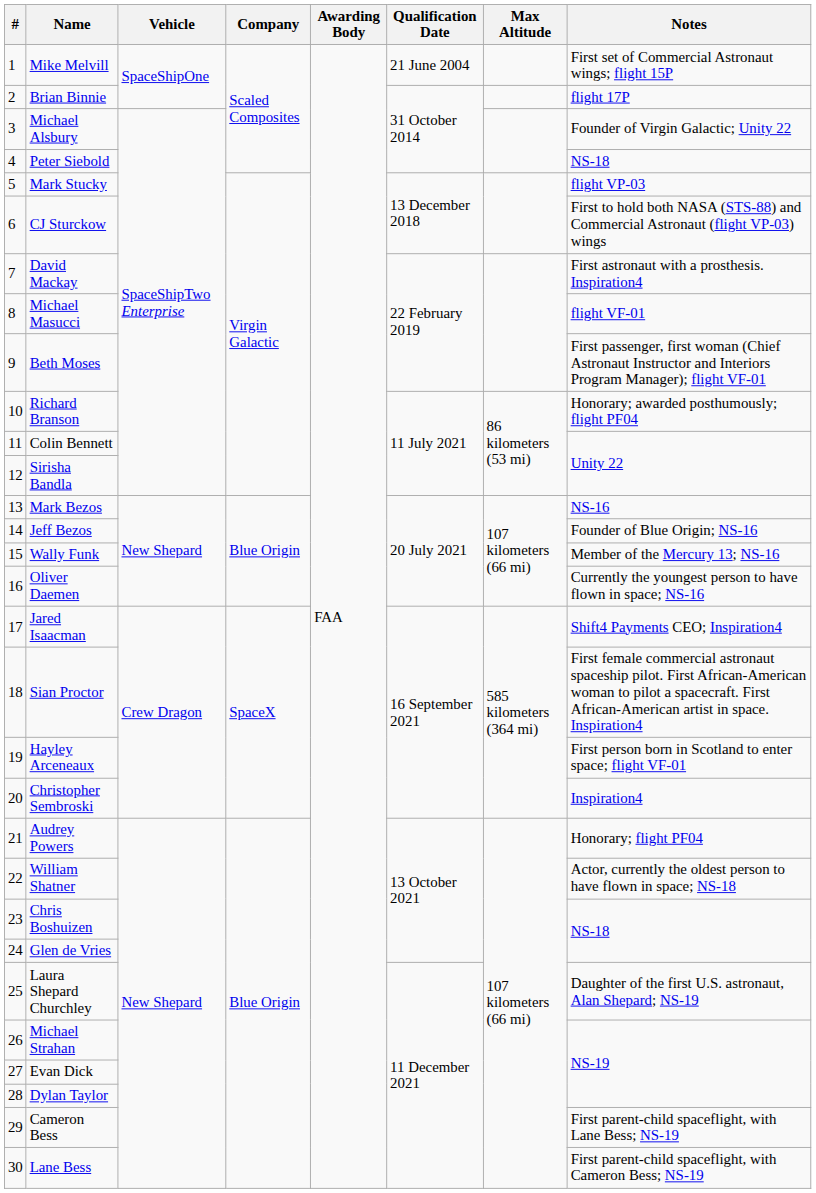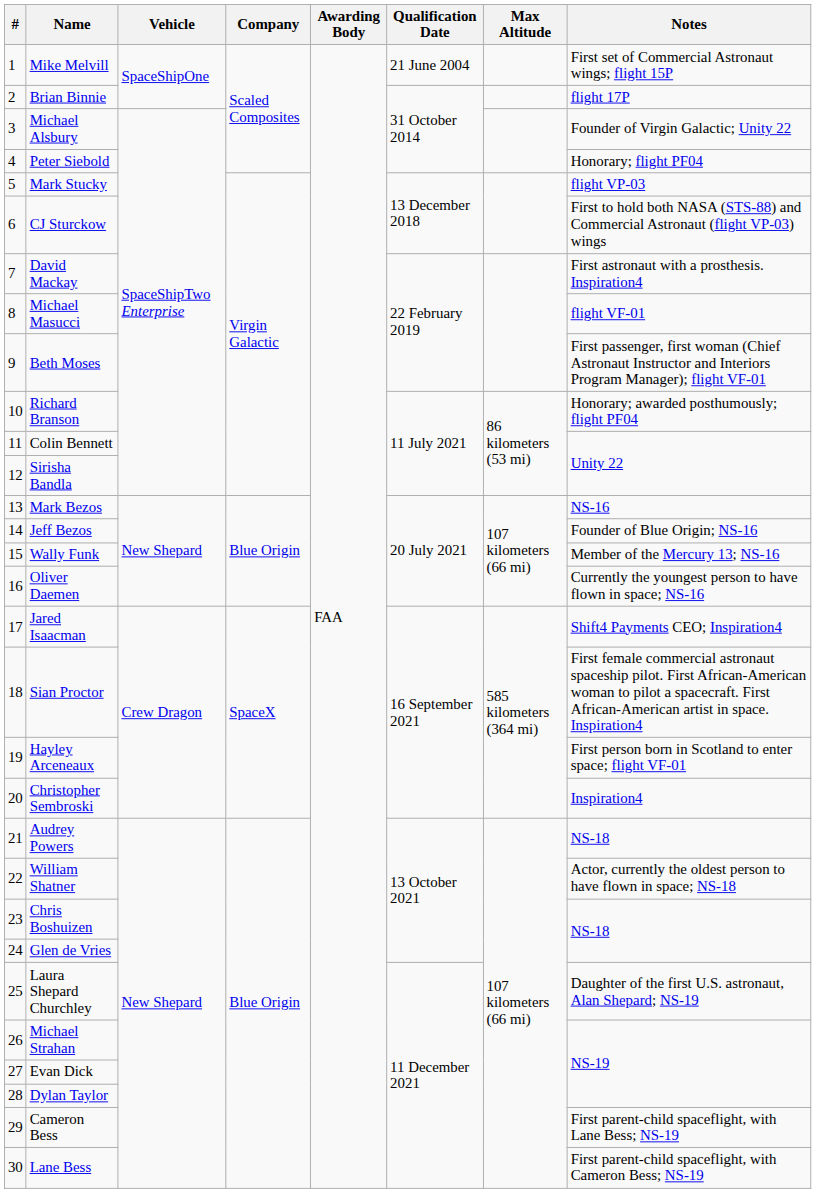(590, 160) NS-18 -> (637, 160) Honorary; flight PF04
(637, 838) Honorary; flight PF04 -> (590, 838) NS-18
